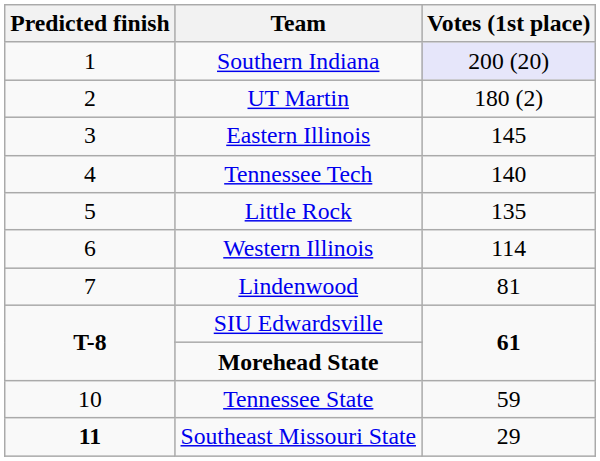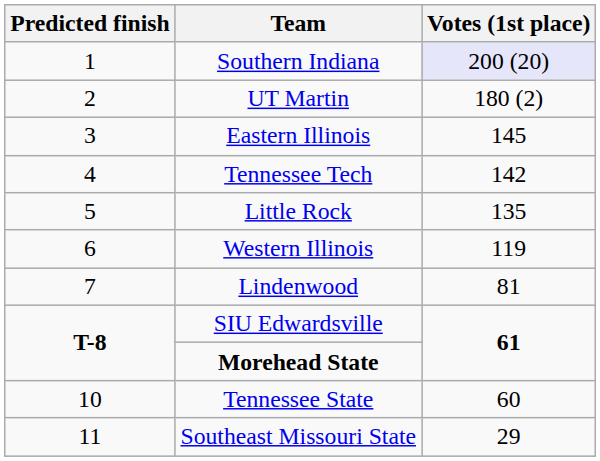(509, 173) 140 -> (509, 173) 142
(509, 248) 114 -> (509, 248) 119
(509, 398) 59 -> (509, 398) 60
(90, 436) bold -> (90, 436) normal
